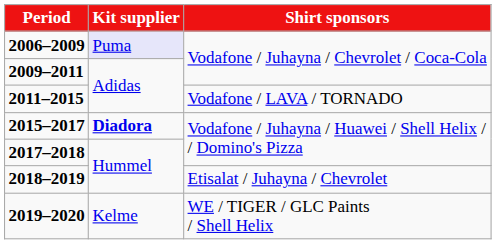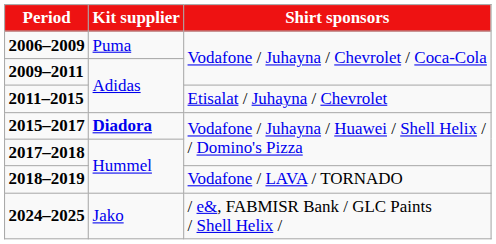(112, 44) lavender background -> (112, 44) no background
(295, 98) Vodafone / LAVA / TORNADO -> (287, 98) Etisalat / Juhayna / Chevrolet
(287, 179) Etisalat / Juhayna / Chevrolet -> (295, 179) Vodafone / LAVA / TORNADO
- row: (47, 215)
+ row: (47, 215)
